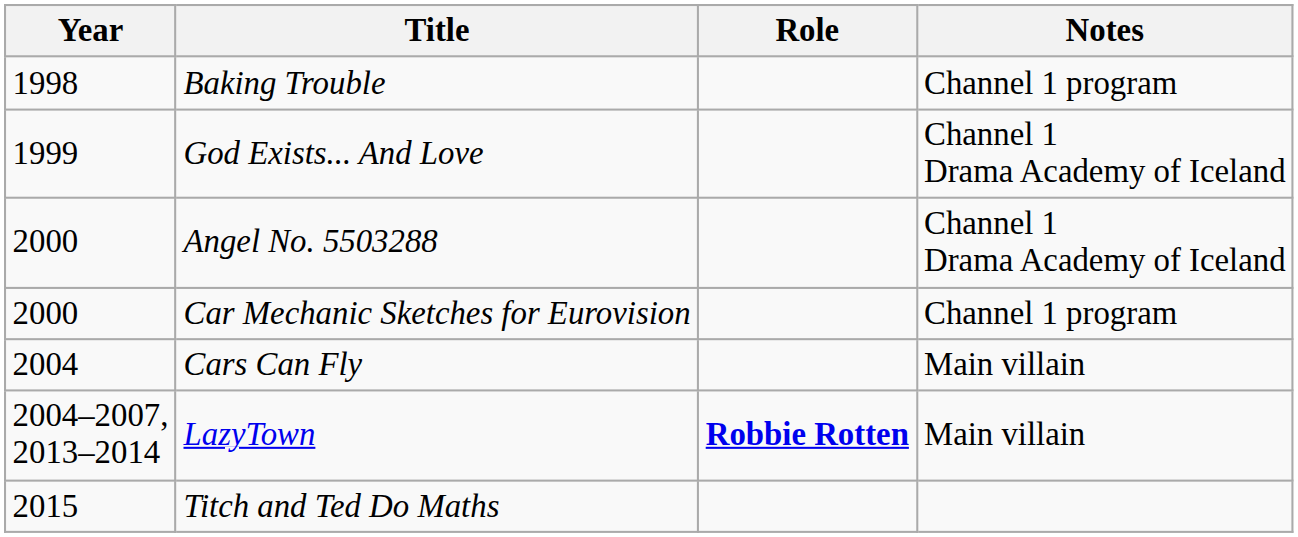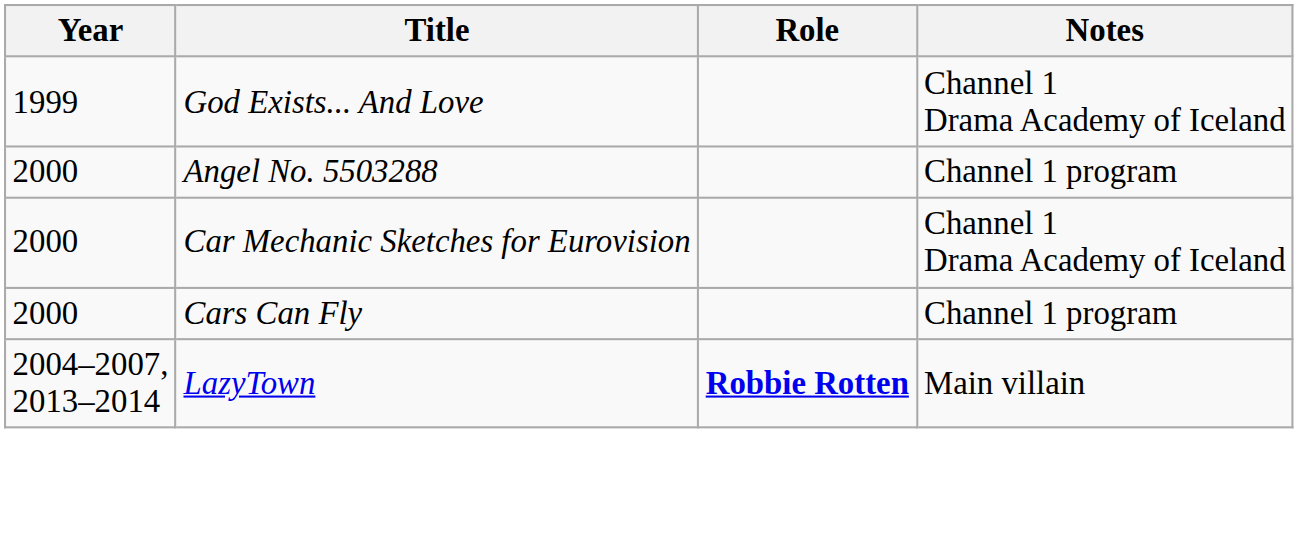- row: (284, 82)
(1105, 241) Channel 1 Drama Academy of Iceland -> (1051, 171) Channel 1 program
(1051, 312) Channel 1 program -> (1105, 241) Channel 1 Drama Academy of Iceland
(45, 364) 2004 -> (45, 312) 2000
(1005, 364) Main villain -> (1051, 312) Channel 1 program
- row: (341, 505)
